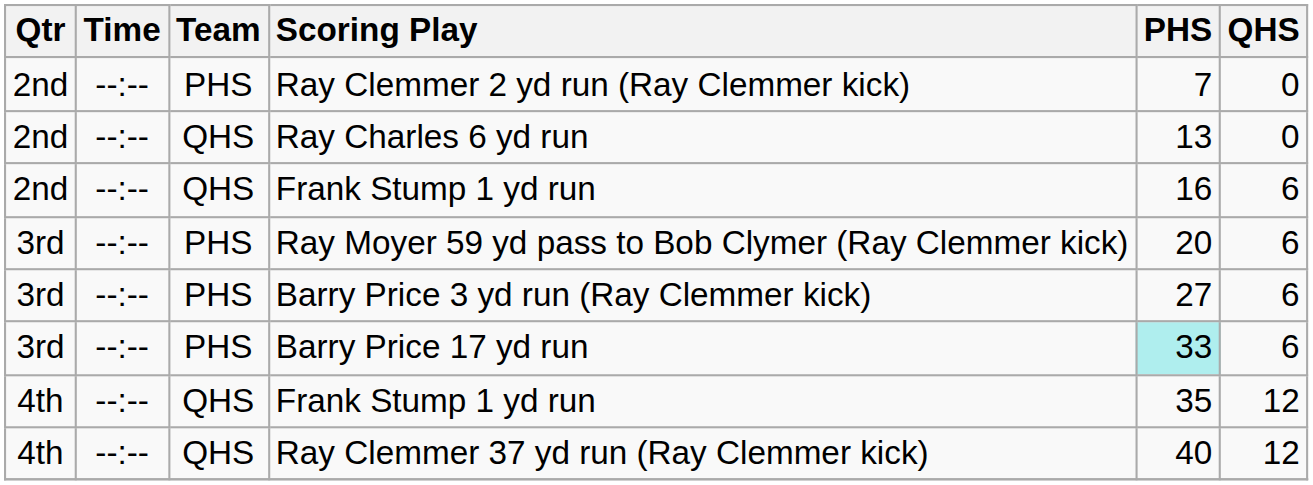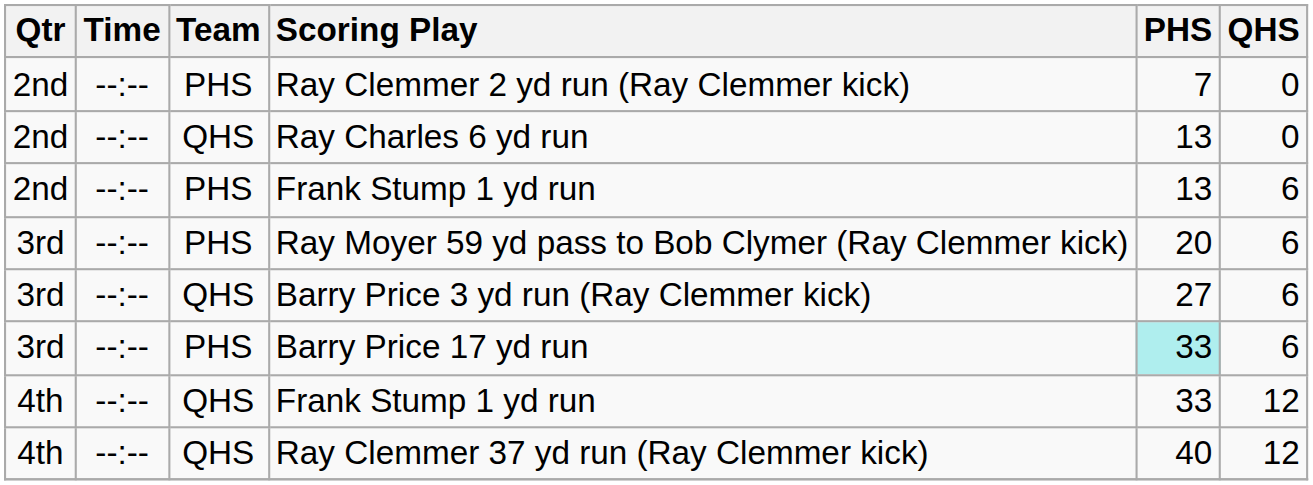(218, 189) QHS -> (218, 189) PHS
(1194, 189) 16 -> (1194, 189) 13
(218, 294) PHS -> (218, 294) QHS
(1194, 400) 35 -> (1194, 400) 33
